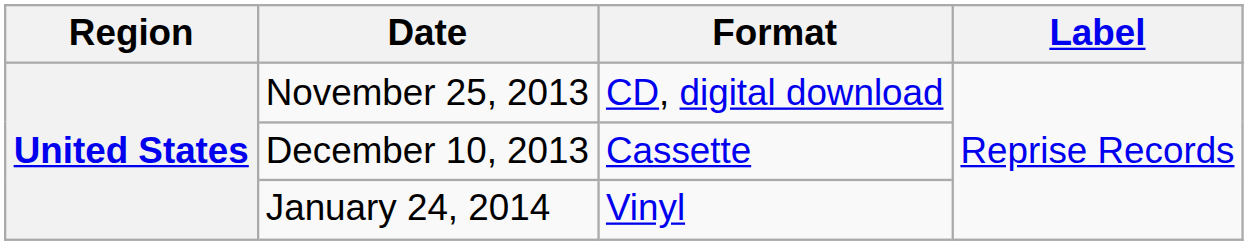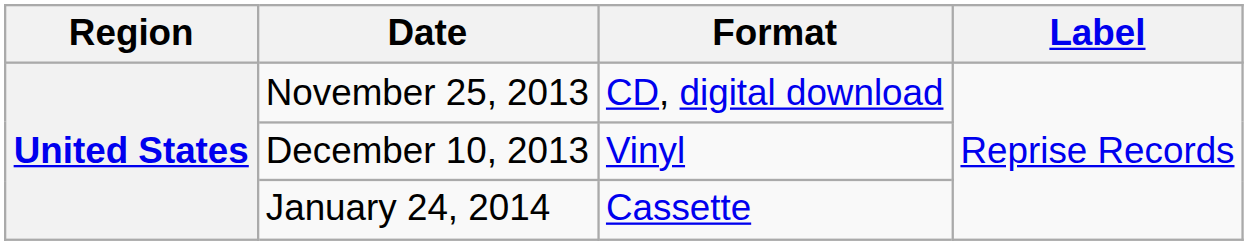(679, 150) Cassette -> (646, 150) Vinyl
(646, 208) Vinyl -> (679, 208) Cassette
